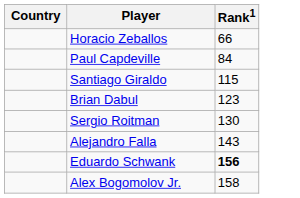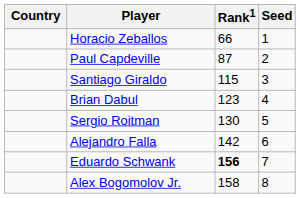+ column: (277, 16)
(225, 59) 84 -> (225, 59) 87
(229, 141) 143 -> (229, 141) 142
